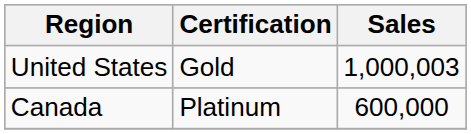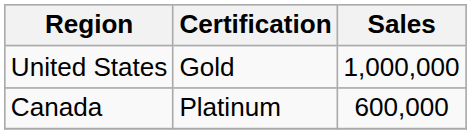(402, 66) 1,000,003 -> (402, 66) 1,000,000
